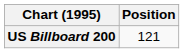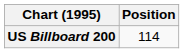(149, 36) 121 -> (149, 36) 114
